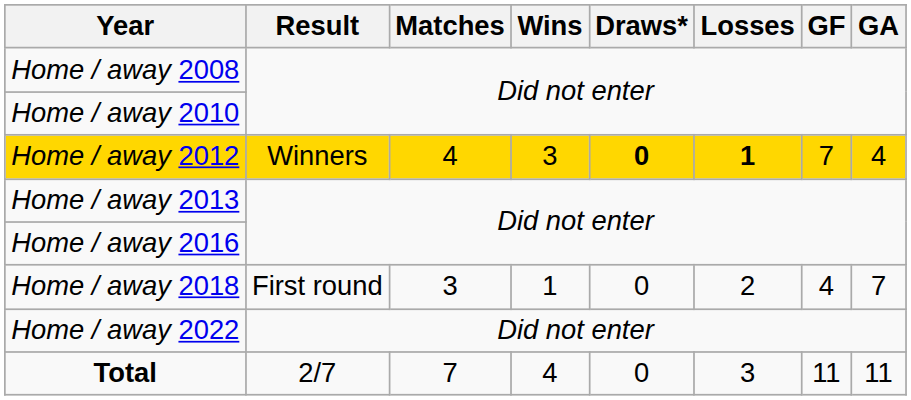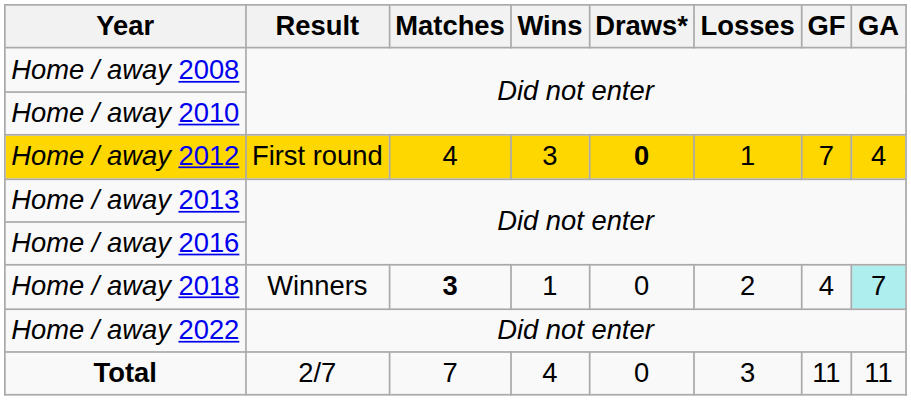(317, 156) Winners -> (317, 156) First round
(748, 156) bold -> (748, 156) normal
(317, 286) First round -> (317, 286) Winners
(450, 286) normal -> (450, 286) bold
(879, 286) no background -> (879, 286) paleturquoise background
